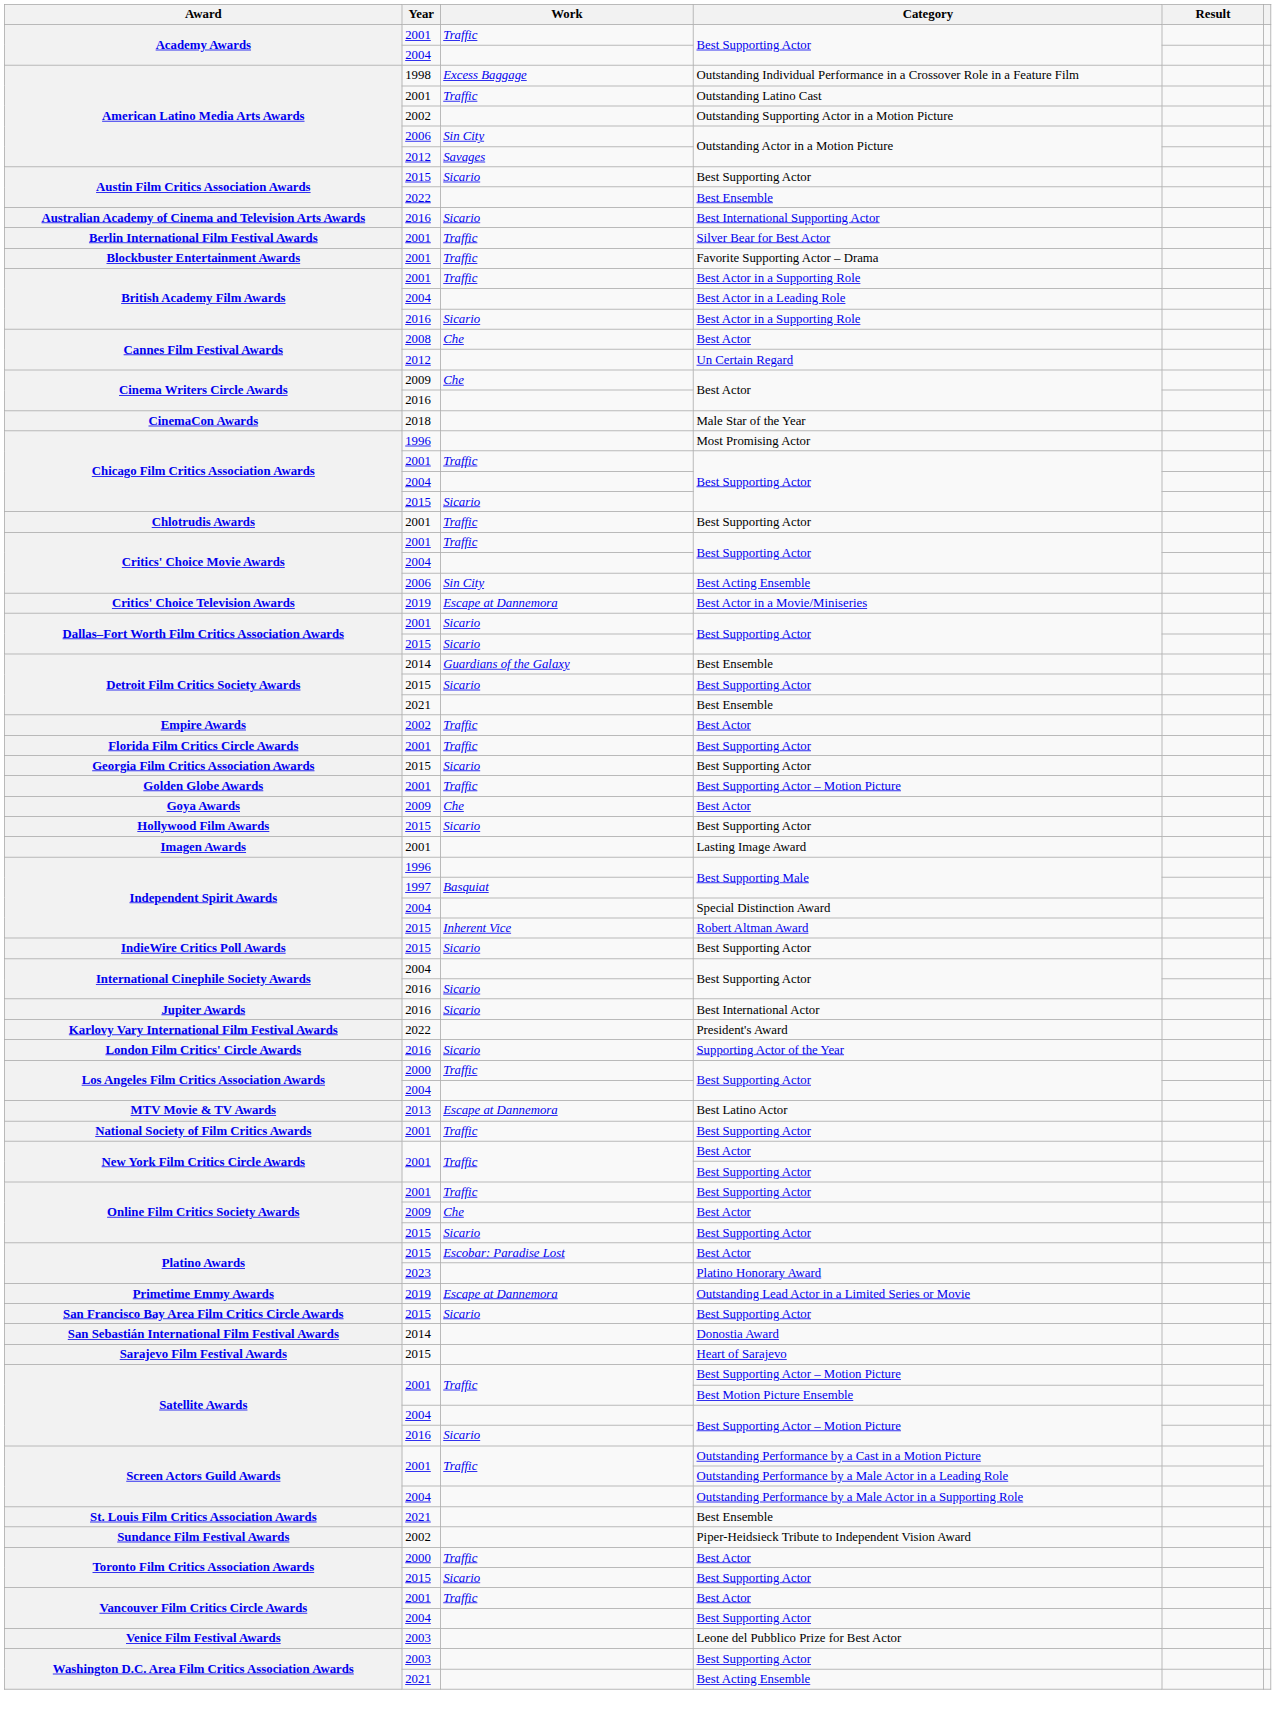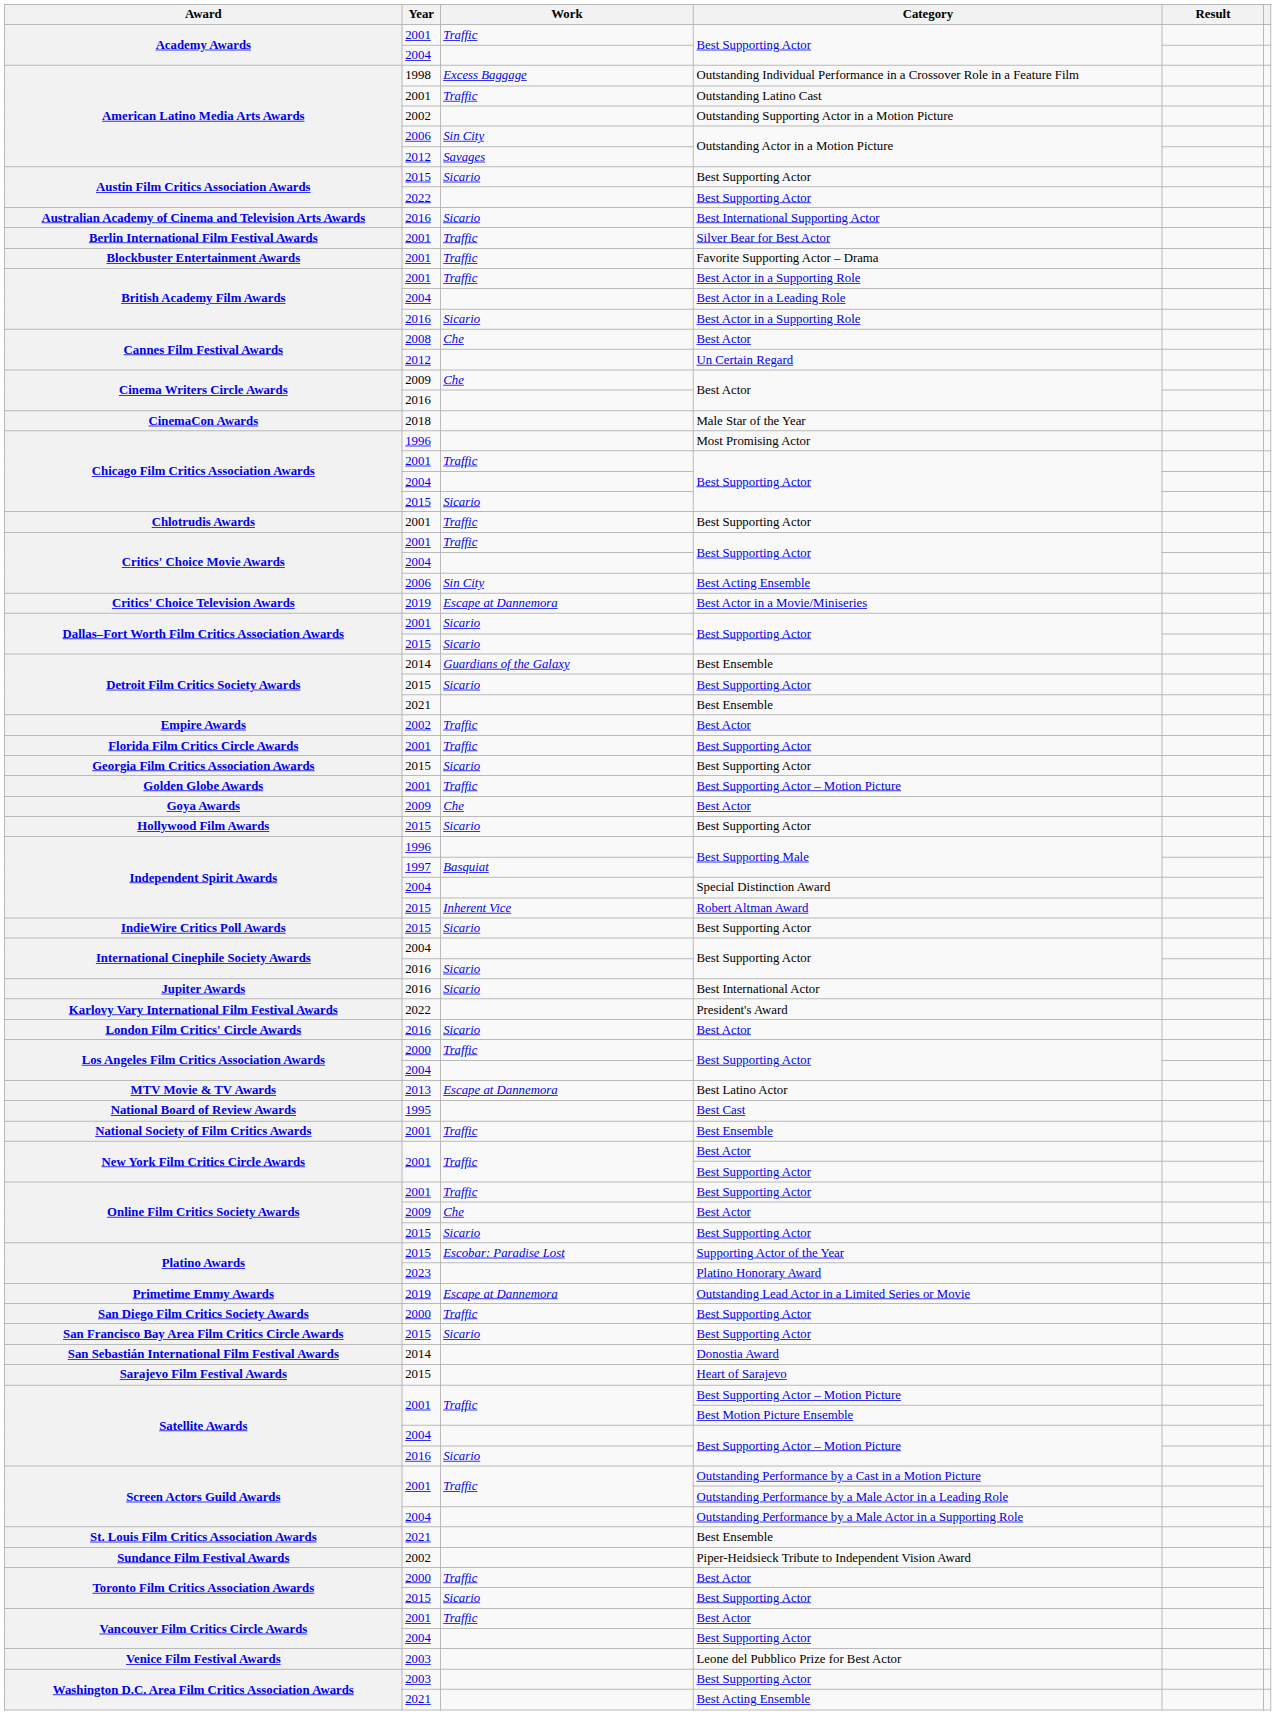(735, 197) Best Ensemble -> (754, 197) Best Supporting Actor
- row: (203, 846)
(770, 1049) Supporting Actor of the Year -> (724, 1029) Best Actor
+ row: (203, 1110)
(754, 1131) Best Supporting Actor -> (735, 1131) Best Ensemble
(724, 1252) Best Actor -> (770, 1252) Supporting Actor of the Year
+ row: (203, 1313)
